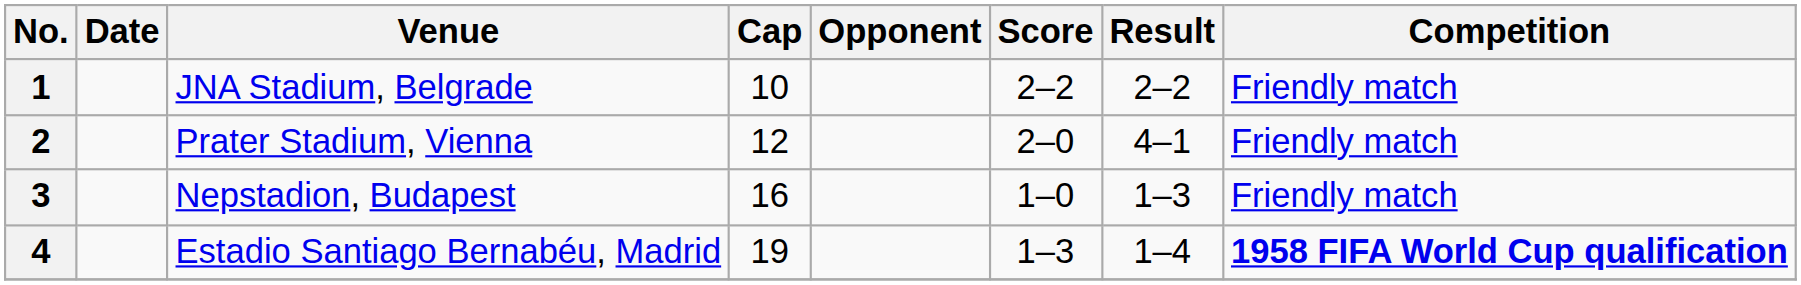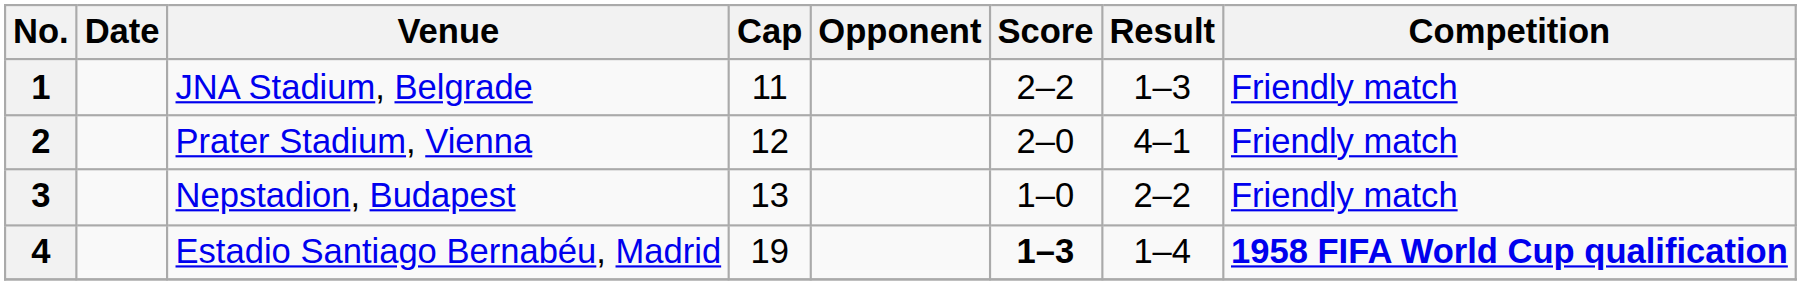(770, 86) 10 -> (770, 86) 11
(1162, 86) 2–2 -> (1162, 86) 1–3
(770, 196) 16 -> (770, 196) 13
(1162, 196) 1–3 -> (1162, 196) 2–2
(1045, 251) normal -> (1045, 251) bold
